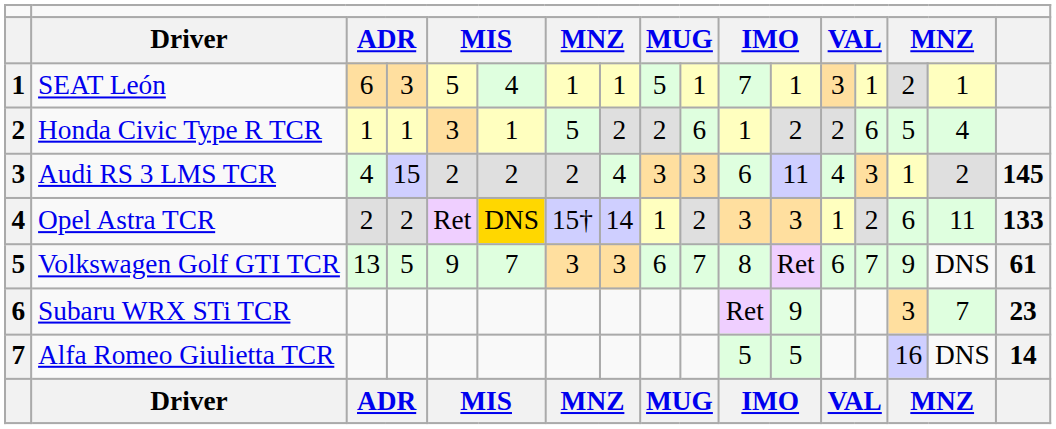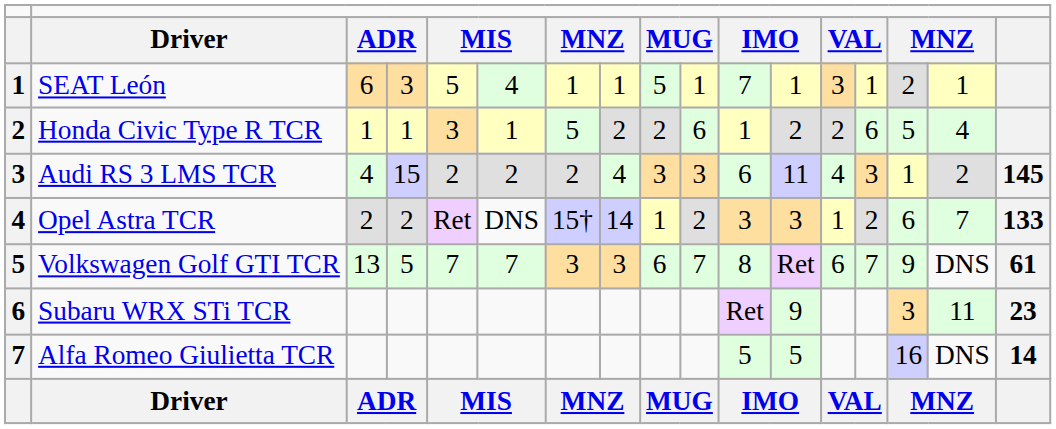(512, 219) gold background -> (512, 219) no background
(962, 219) 11 -> (962, 219) 7
(452, 265) 9 -> (452, 265) 7
(962, 310) 7 -> (962, 310) 11
